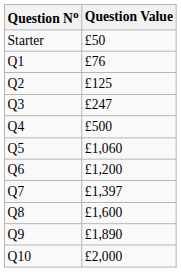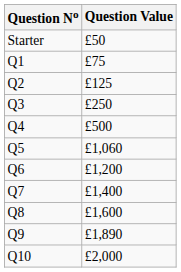(95, 62) £76 -> (95, 62) £75
(98, 105) £247 -> (98, 105) £250
(104, 191) £1,397 -> (104, 191) £1,400
